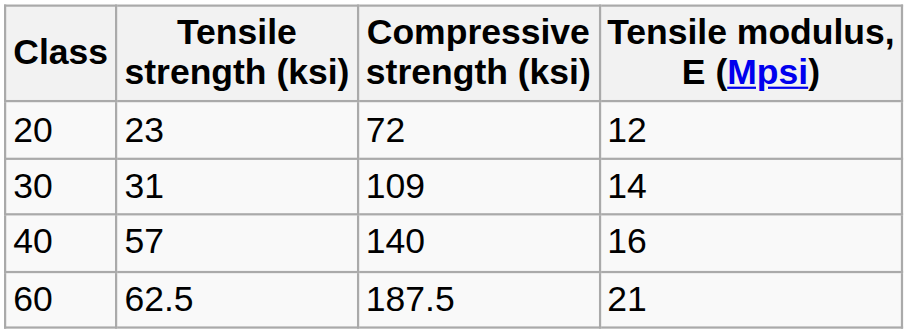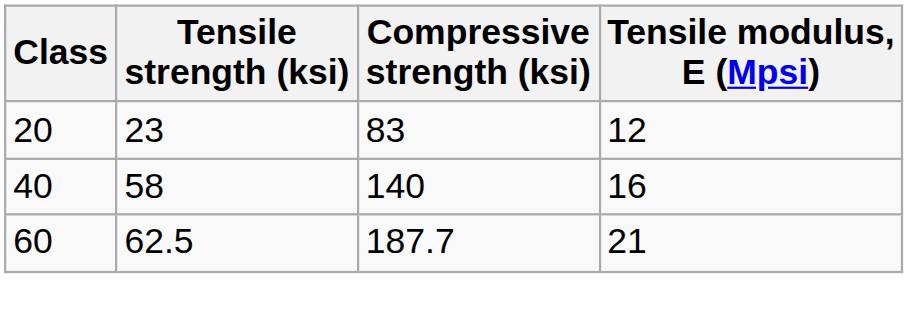(386, 129) 72 -> (386, 129) 83
- row: (33, 185)
(144, 242) 57 -> (144, 185) 58
(410, 298) 187.5 -> (410, 242) 187.7
